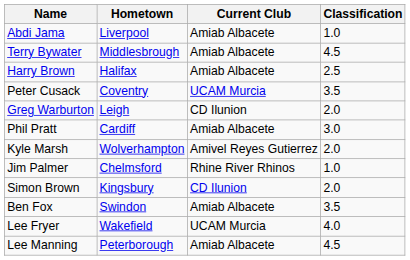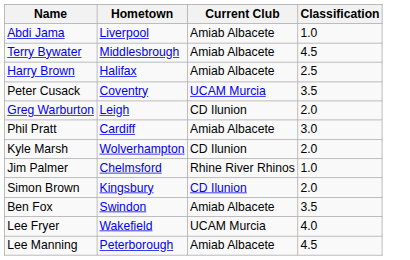(254, 149) Amivel Reyes Gutierrez -> (218, 149) CD Ilunion
